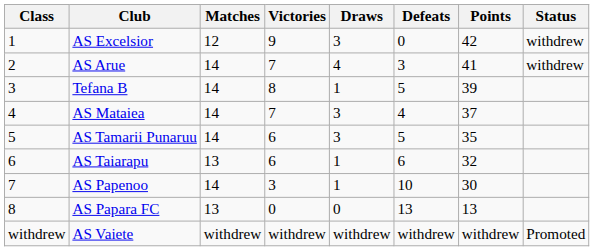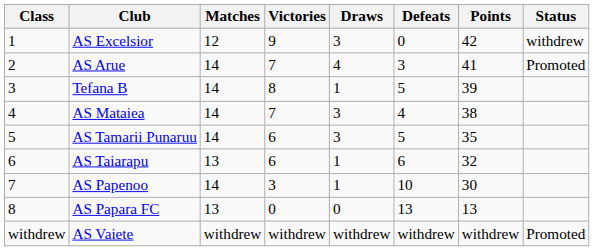(555, 64) withdrew -> (556, 64) Promoted
(469, 112) 37 -> (469, 112) 38
